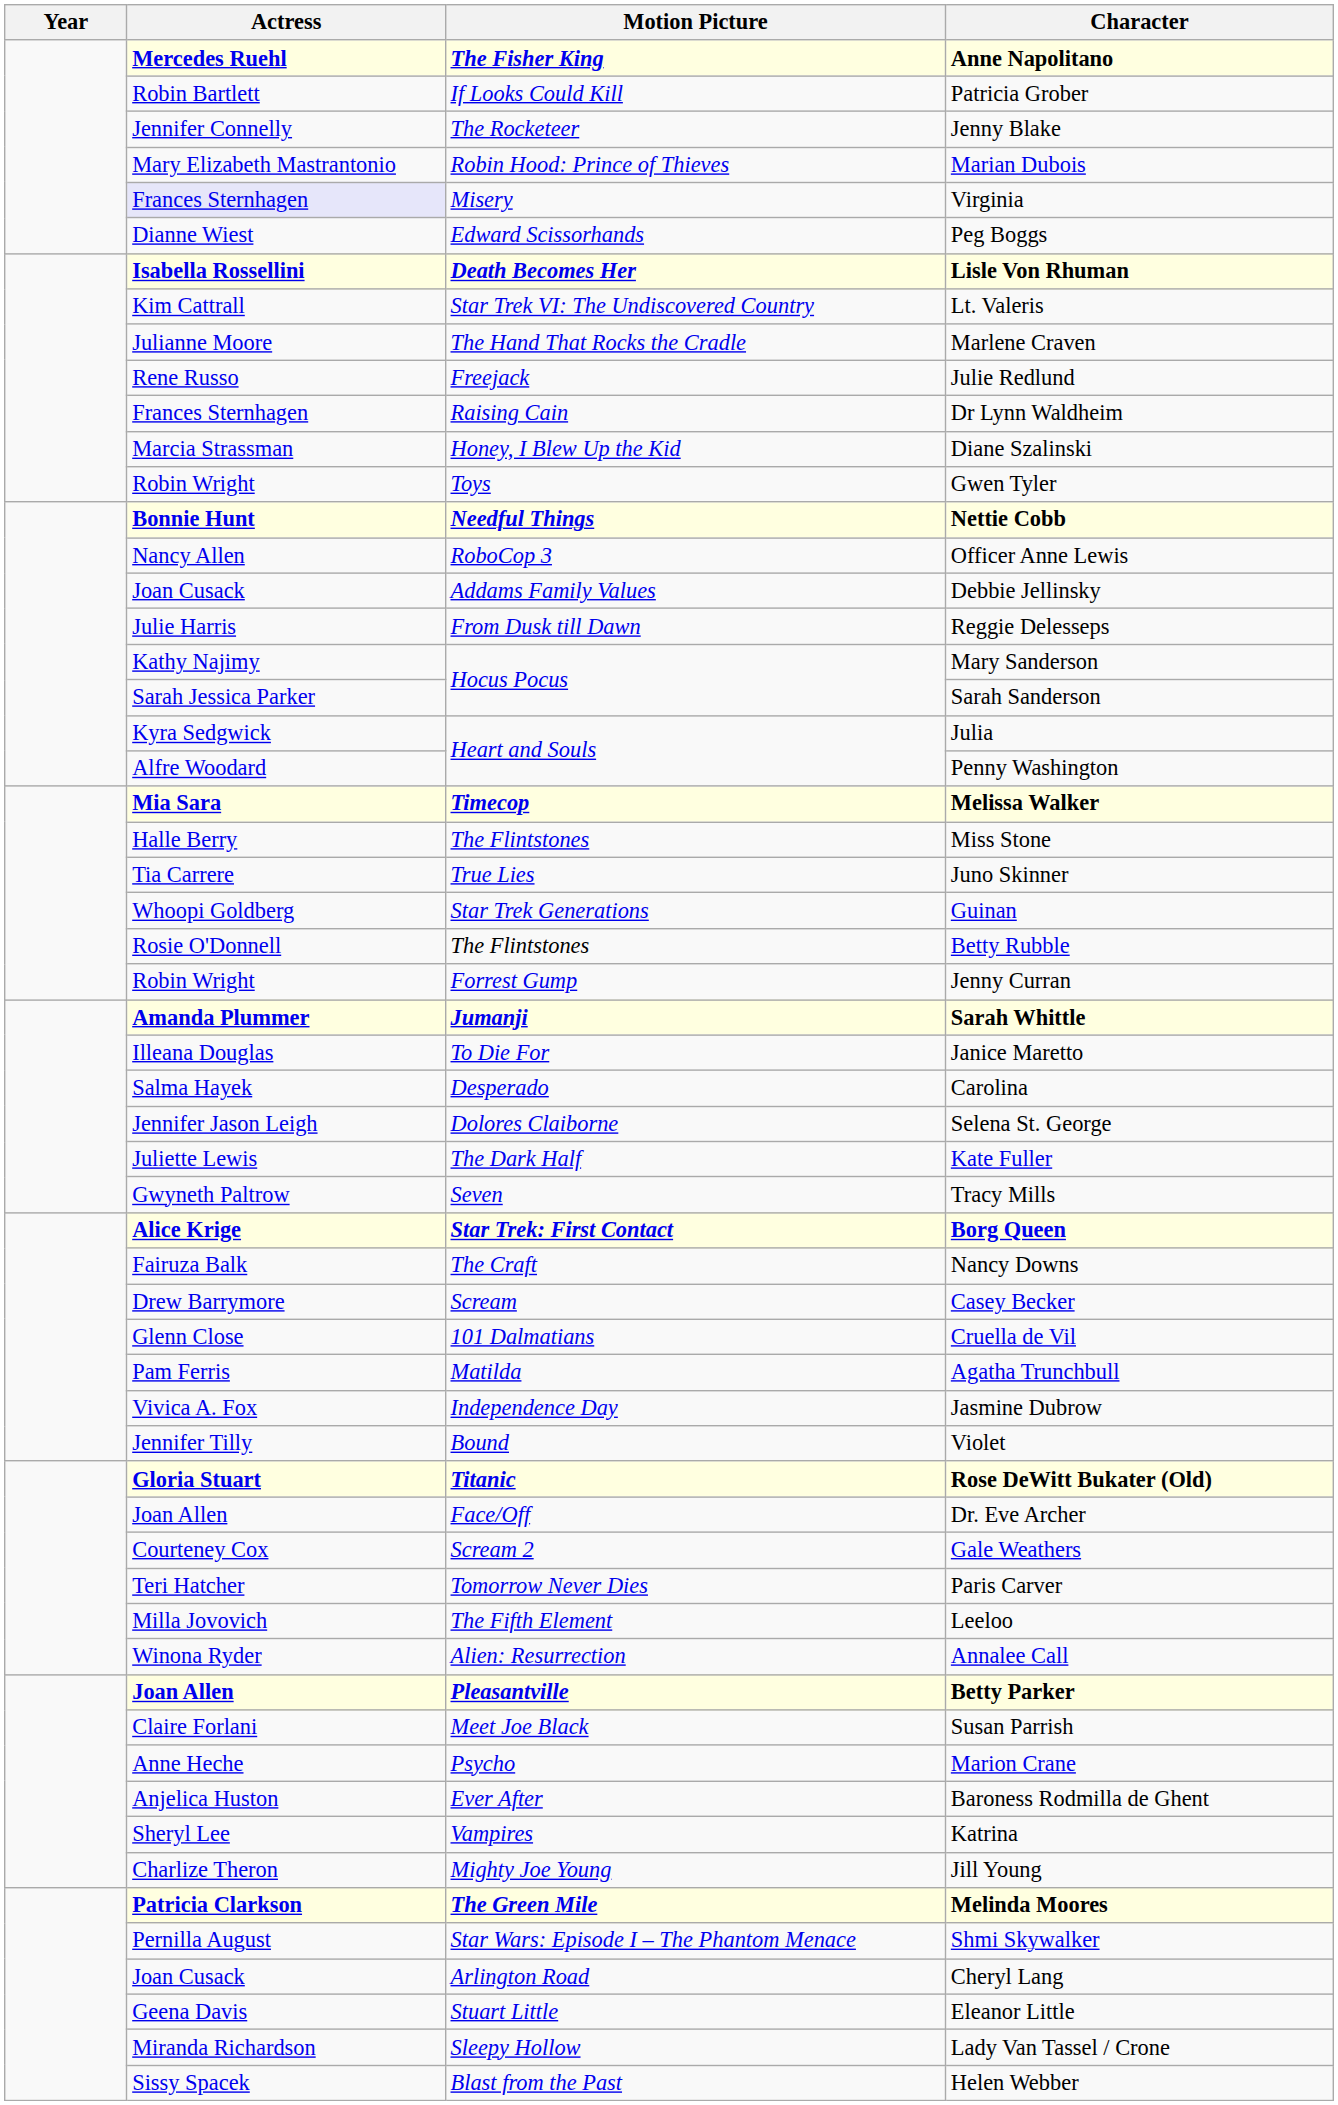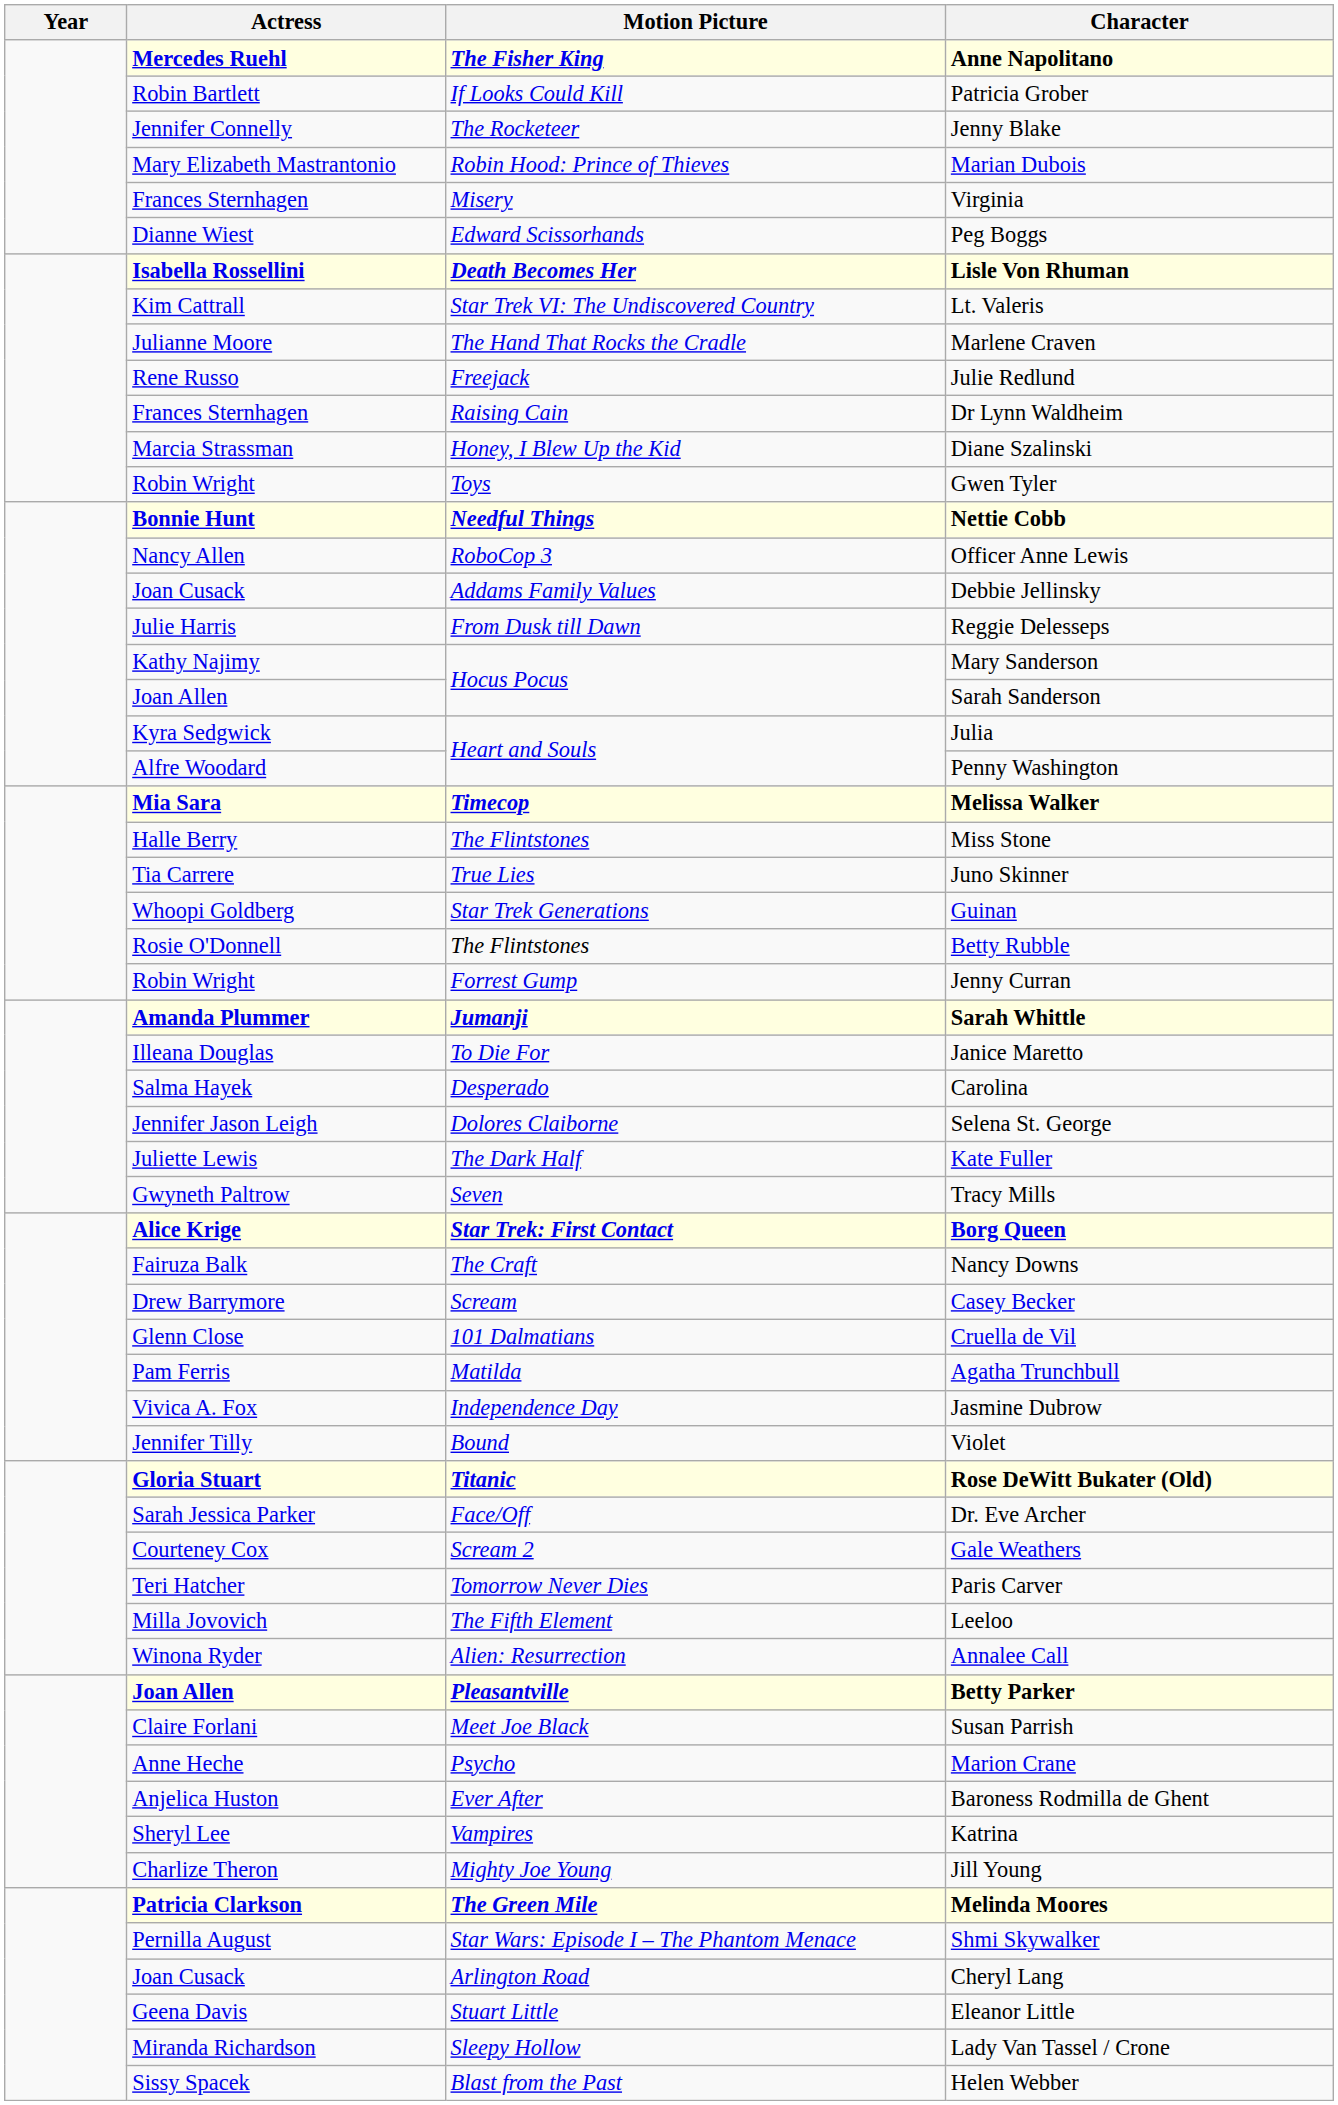(220, 199) lavender background -> (220, 199) no background
(224, 697) Sarah Jessica Parker -> (180, 697) Joan Allen
(180, 1514) Joan Allen -> (224, 1514) Sarah Jessica Parker
